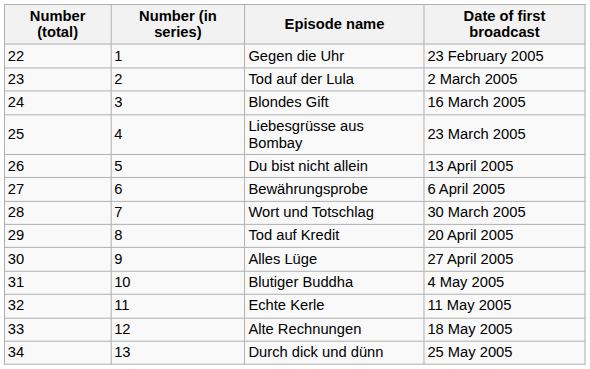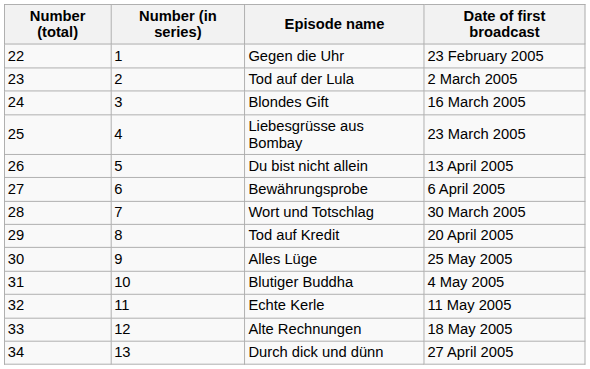(470, 259) 27 April 2005 -> (470, 259) 25 May 2005
(470, 352) 25 May 2005 -> (470, 352) 27 April 2005
